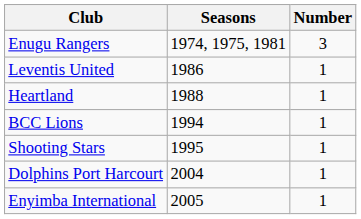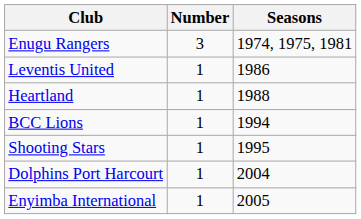columns swapped: (323, 17) <-> (228, 17)
